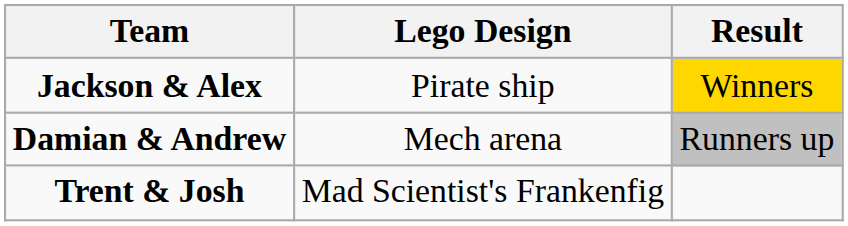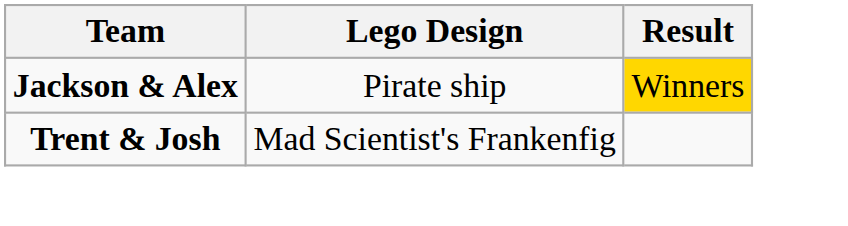- row: (149, 138)
